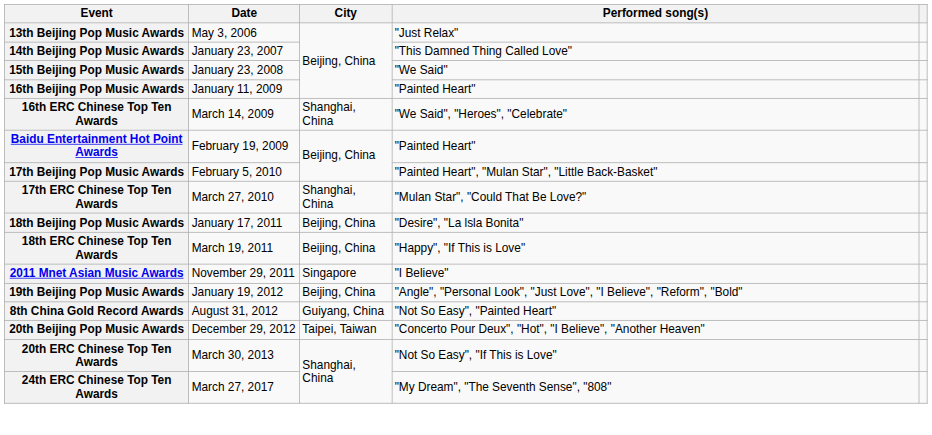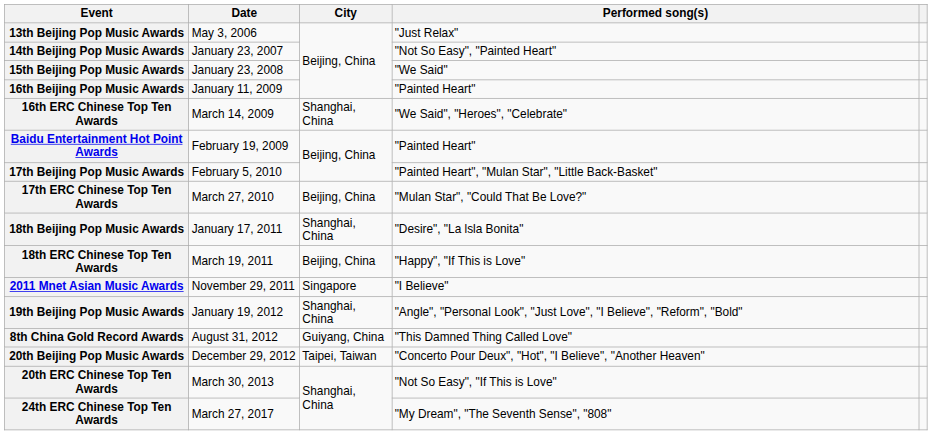(483, 51) "This Damned Thing Called Love" -> (475, 51) "Not So Easy", "Painted Heart"
(329, 197) Shanghai, China -> (339, 197) Beijing, China
(339, 222) Beijing, China -> (329, 229) Shanghai, China
(339, 292) Beijing, China -> (329, 312) Shanghai, China
(475, 311) "Not So Easy", "Painted Heart" -> (483, 337) "This Damned Thing Called Love"
